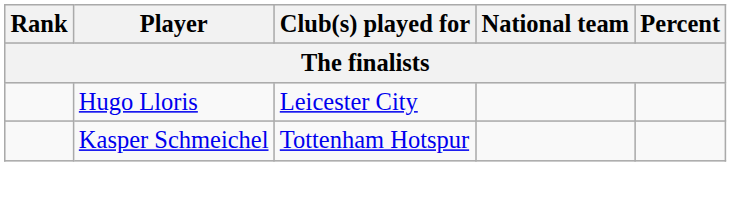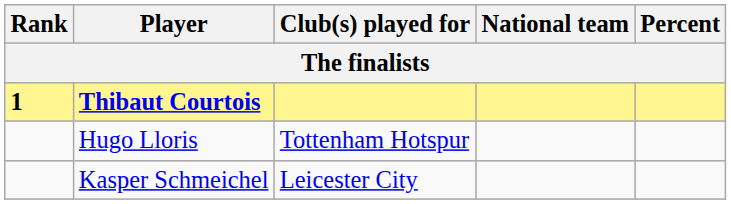+ row: (170, 101)
(349, 101) Leicester City -> (374, 140) Tottenham Hotspur
(374, 140) Tottenham Hotspur -> (349, 179) Leicester City
